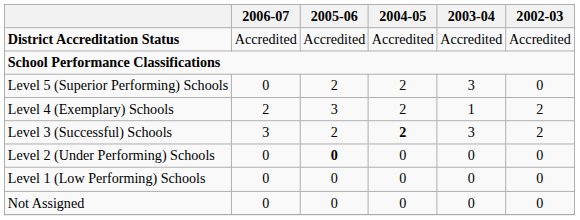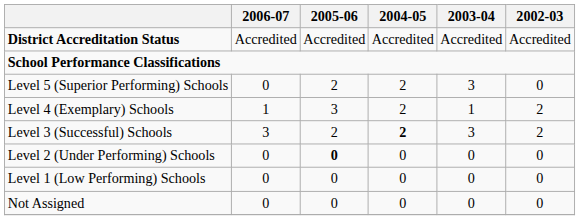(266, 109) 2 -> (266, 109) 1
